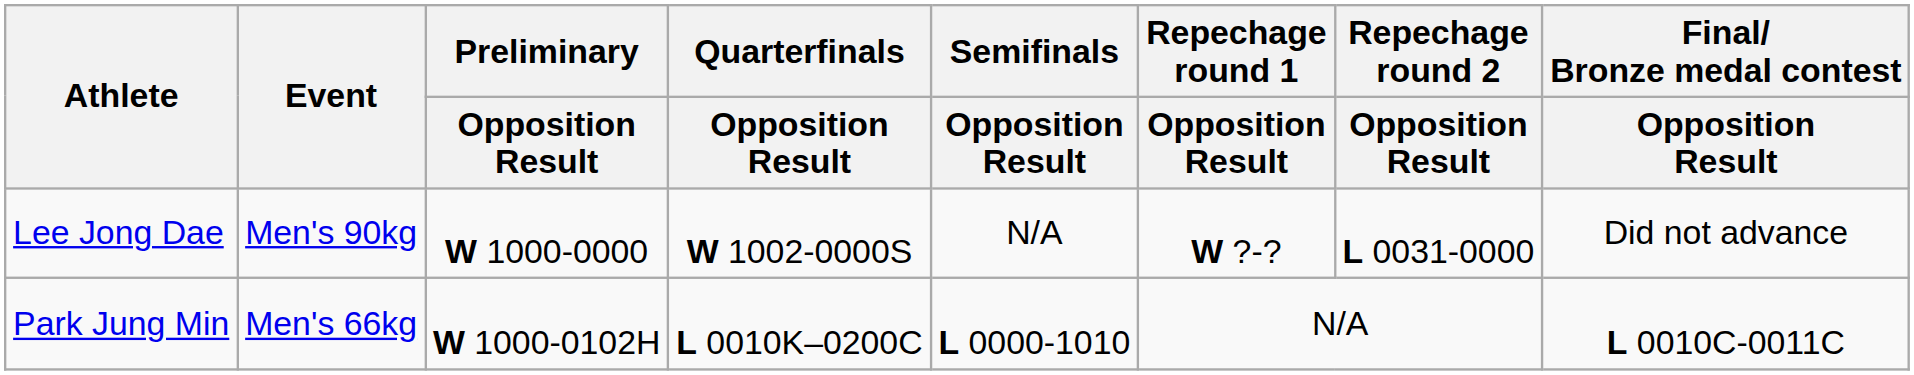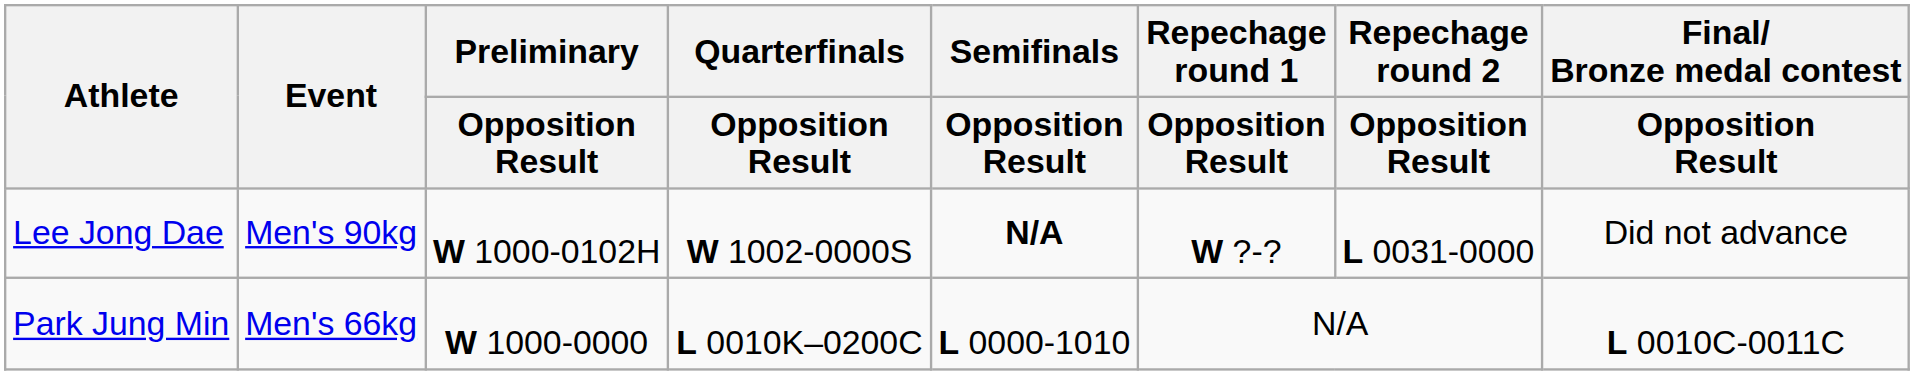(547, 252) W 1000-0000 -> (547, 252) W 1000-0102H
(1034, 233) normal -> (1034, 233) bold
(547, 343) W 1000-0102H -> (547, 343) W 1000-0000
